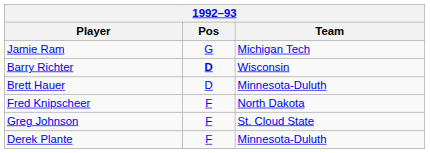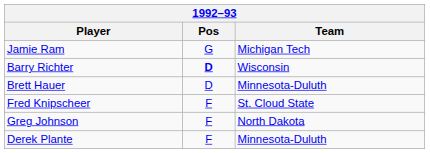(271, 103) North Dakota -> (276, 103) St. Cloud State
(276, 121) St. Cloud State -> (271, 121) North Dakota
